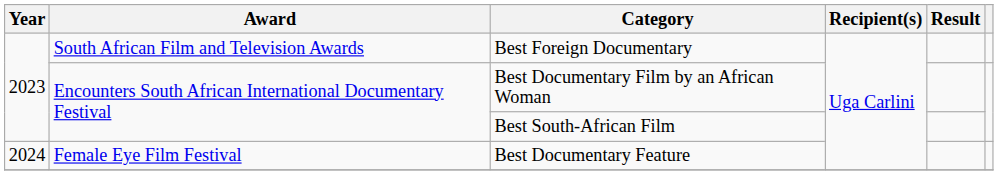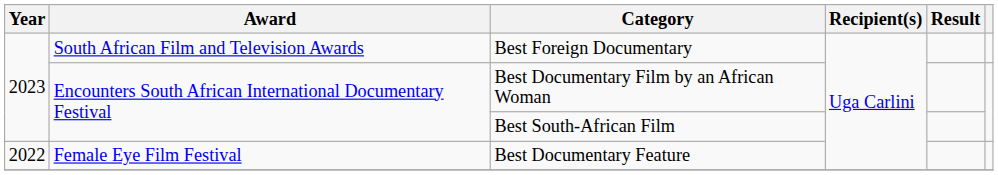(27, 155) 2024 -> (27, 155) 2022
